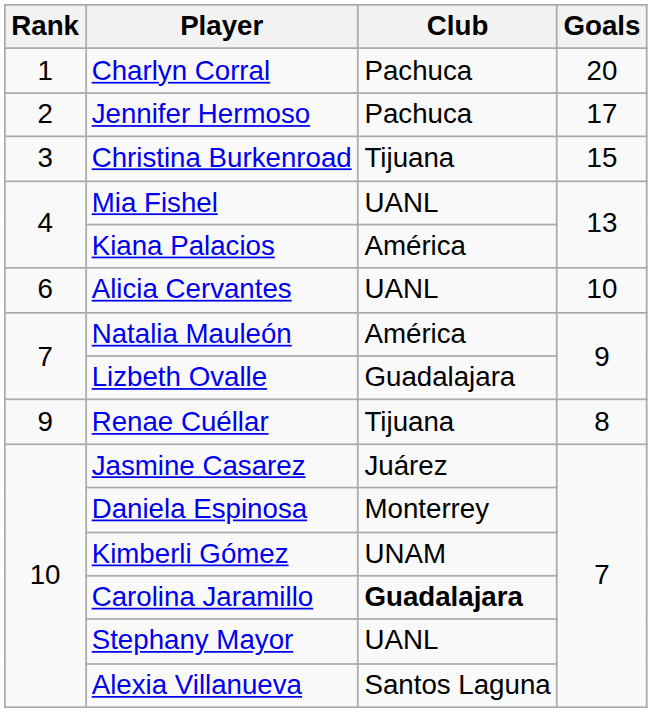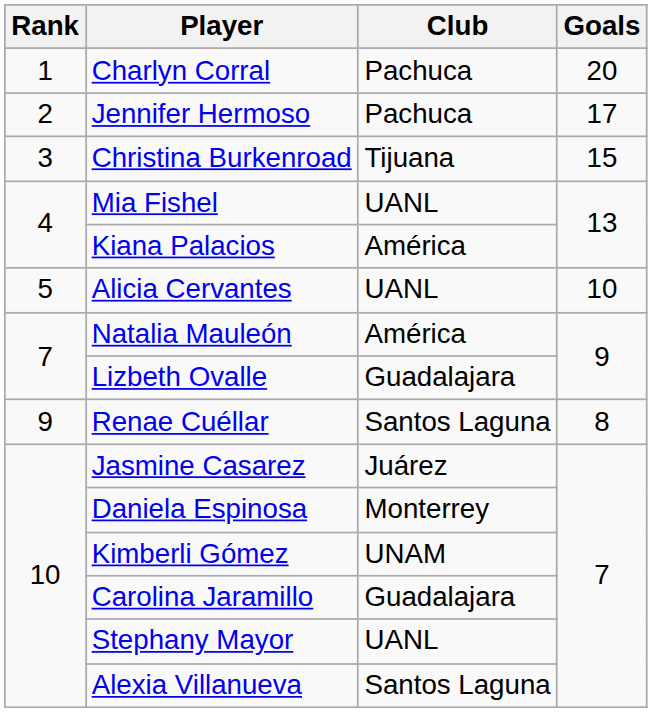(45, 289) 6 -> (45, 289) 5
(409, 421) Tijuana -> (458, 421) Santos Laguna
(444, 597) bold -> (440, 597) normal
